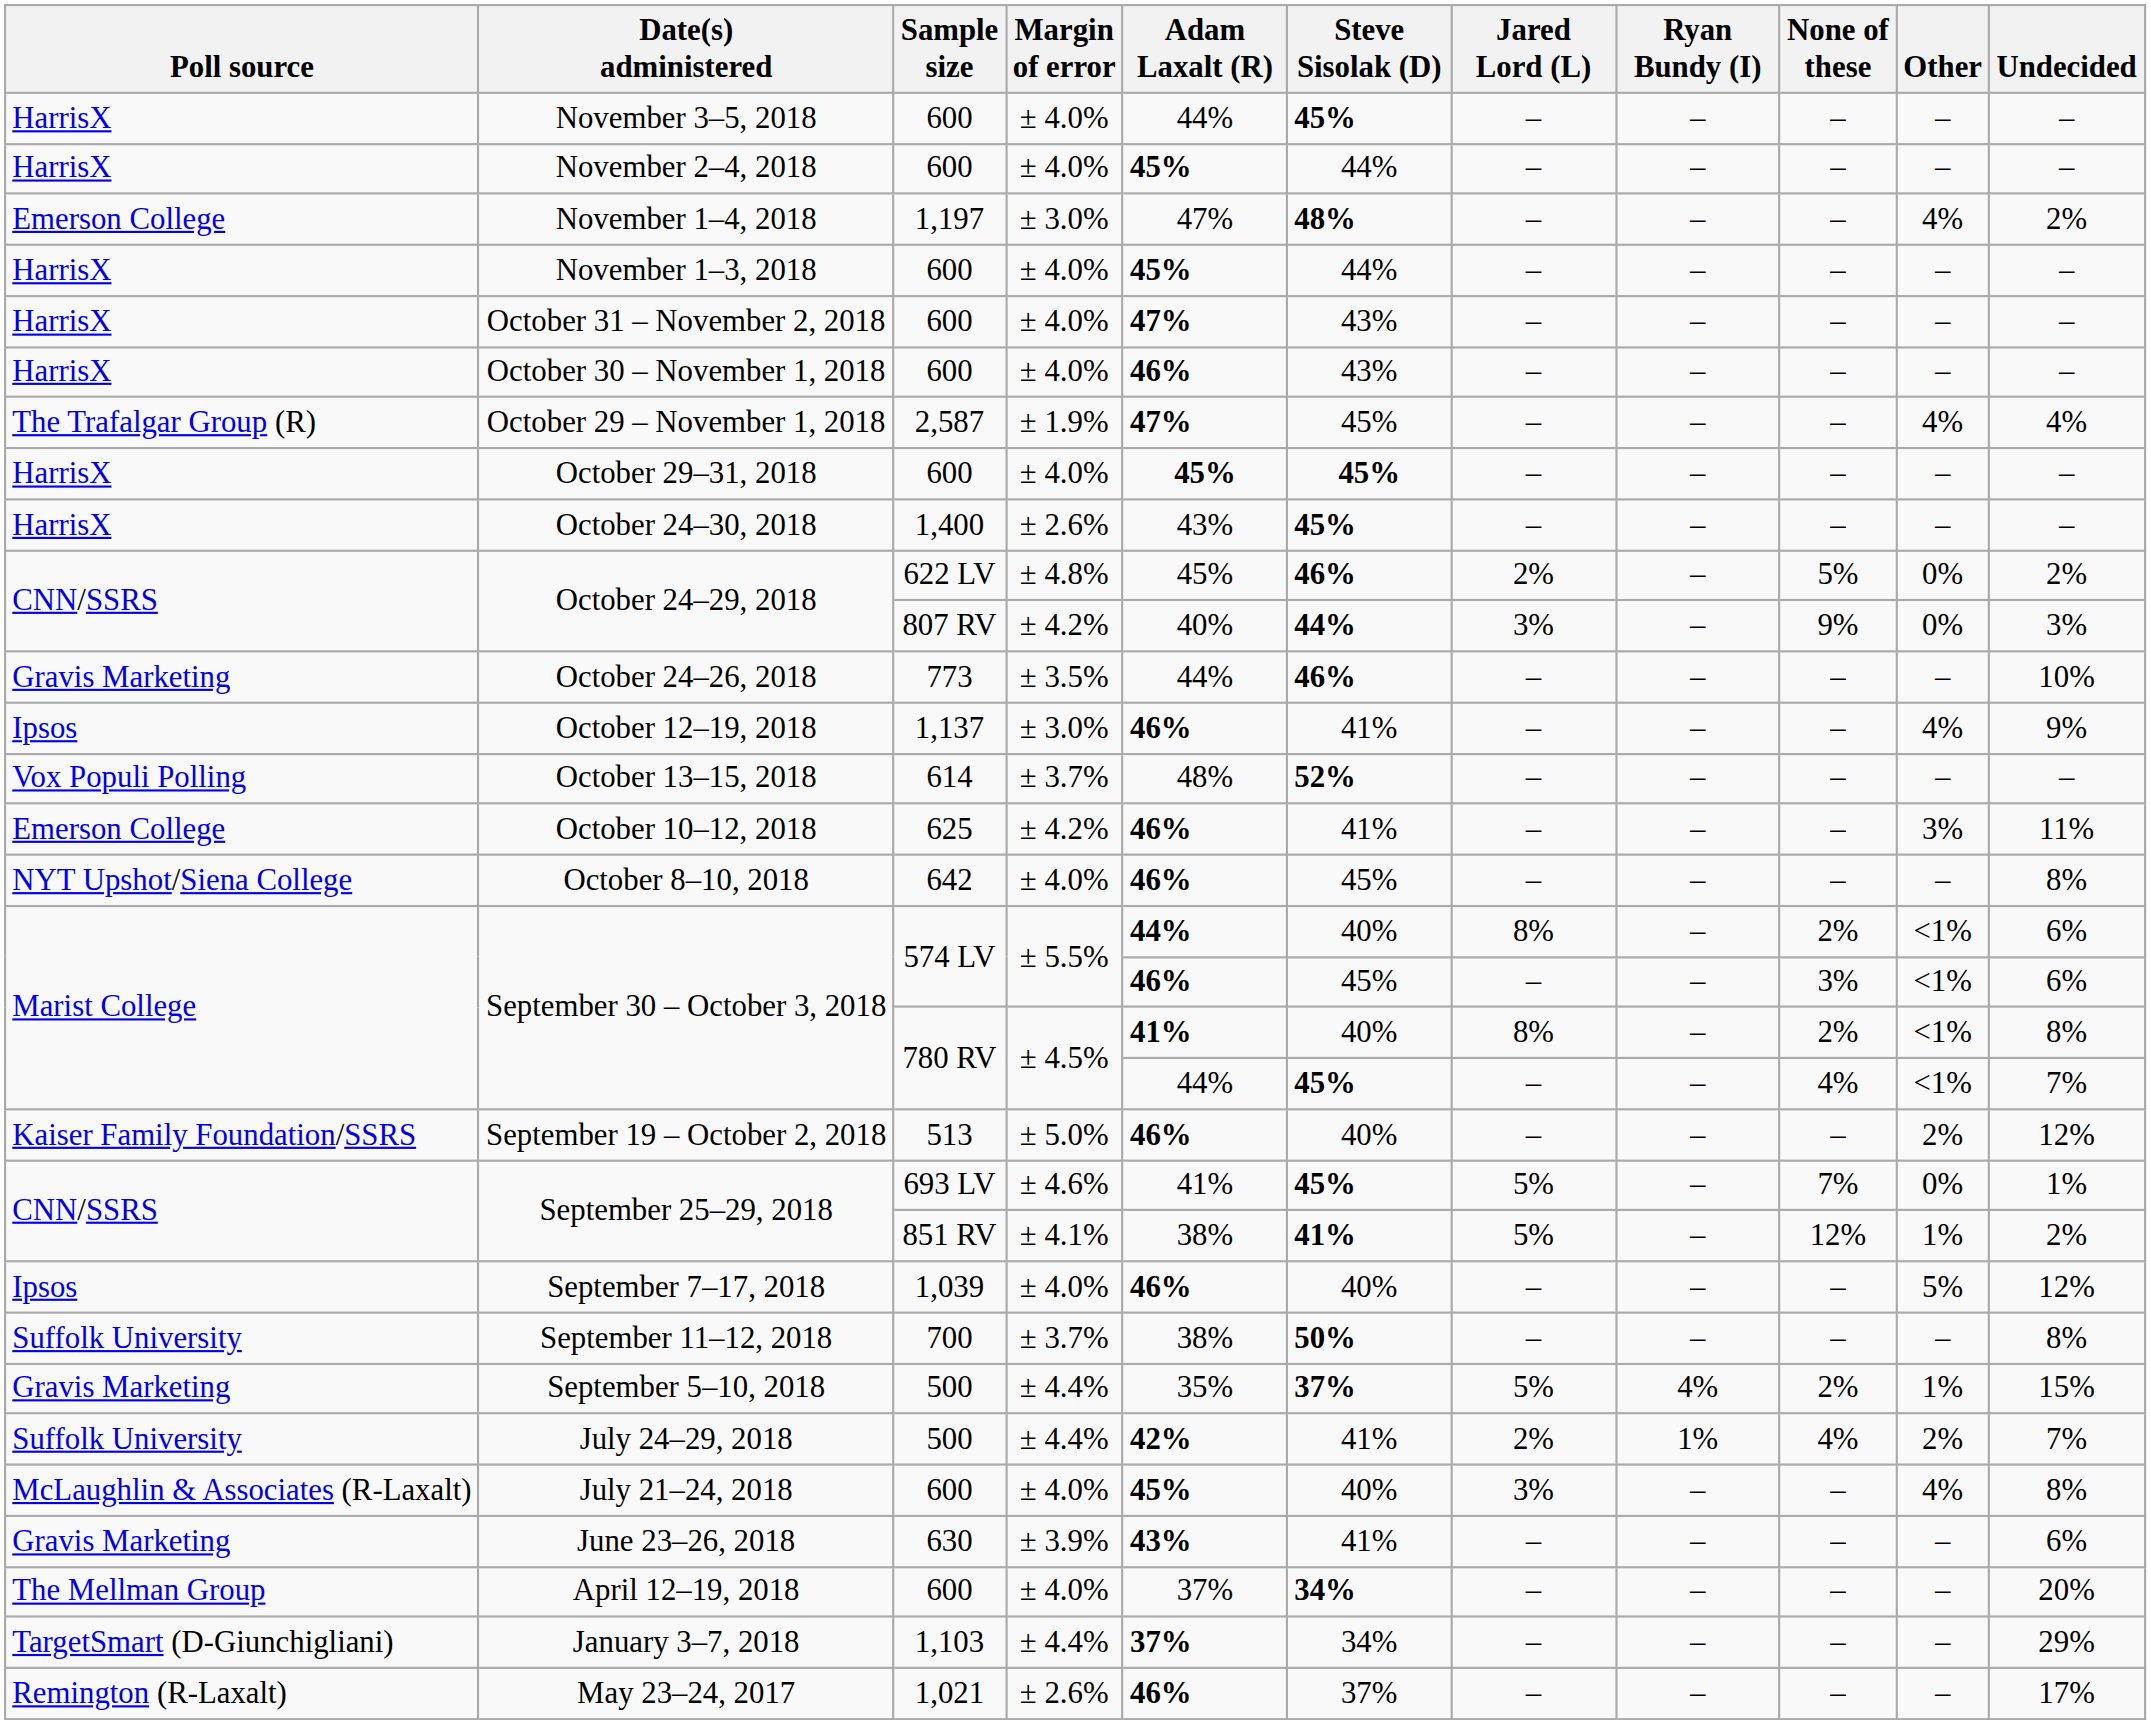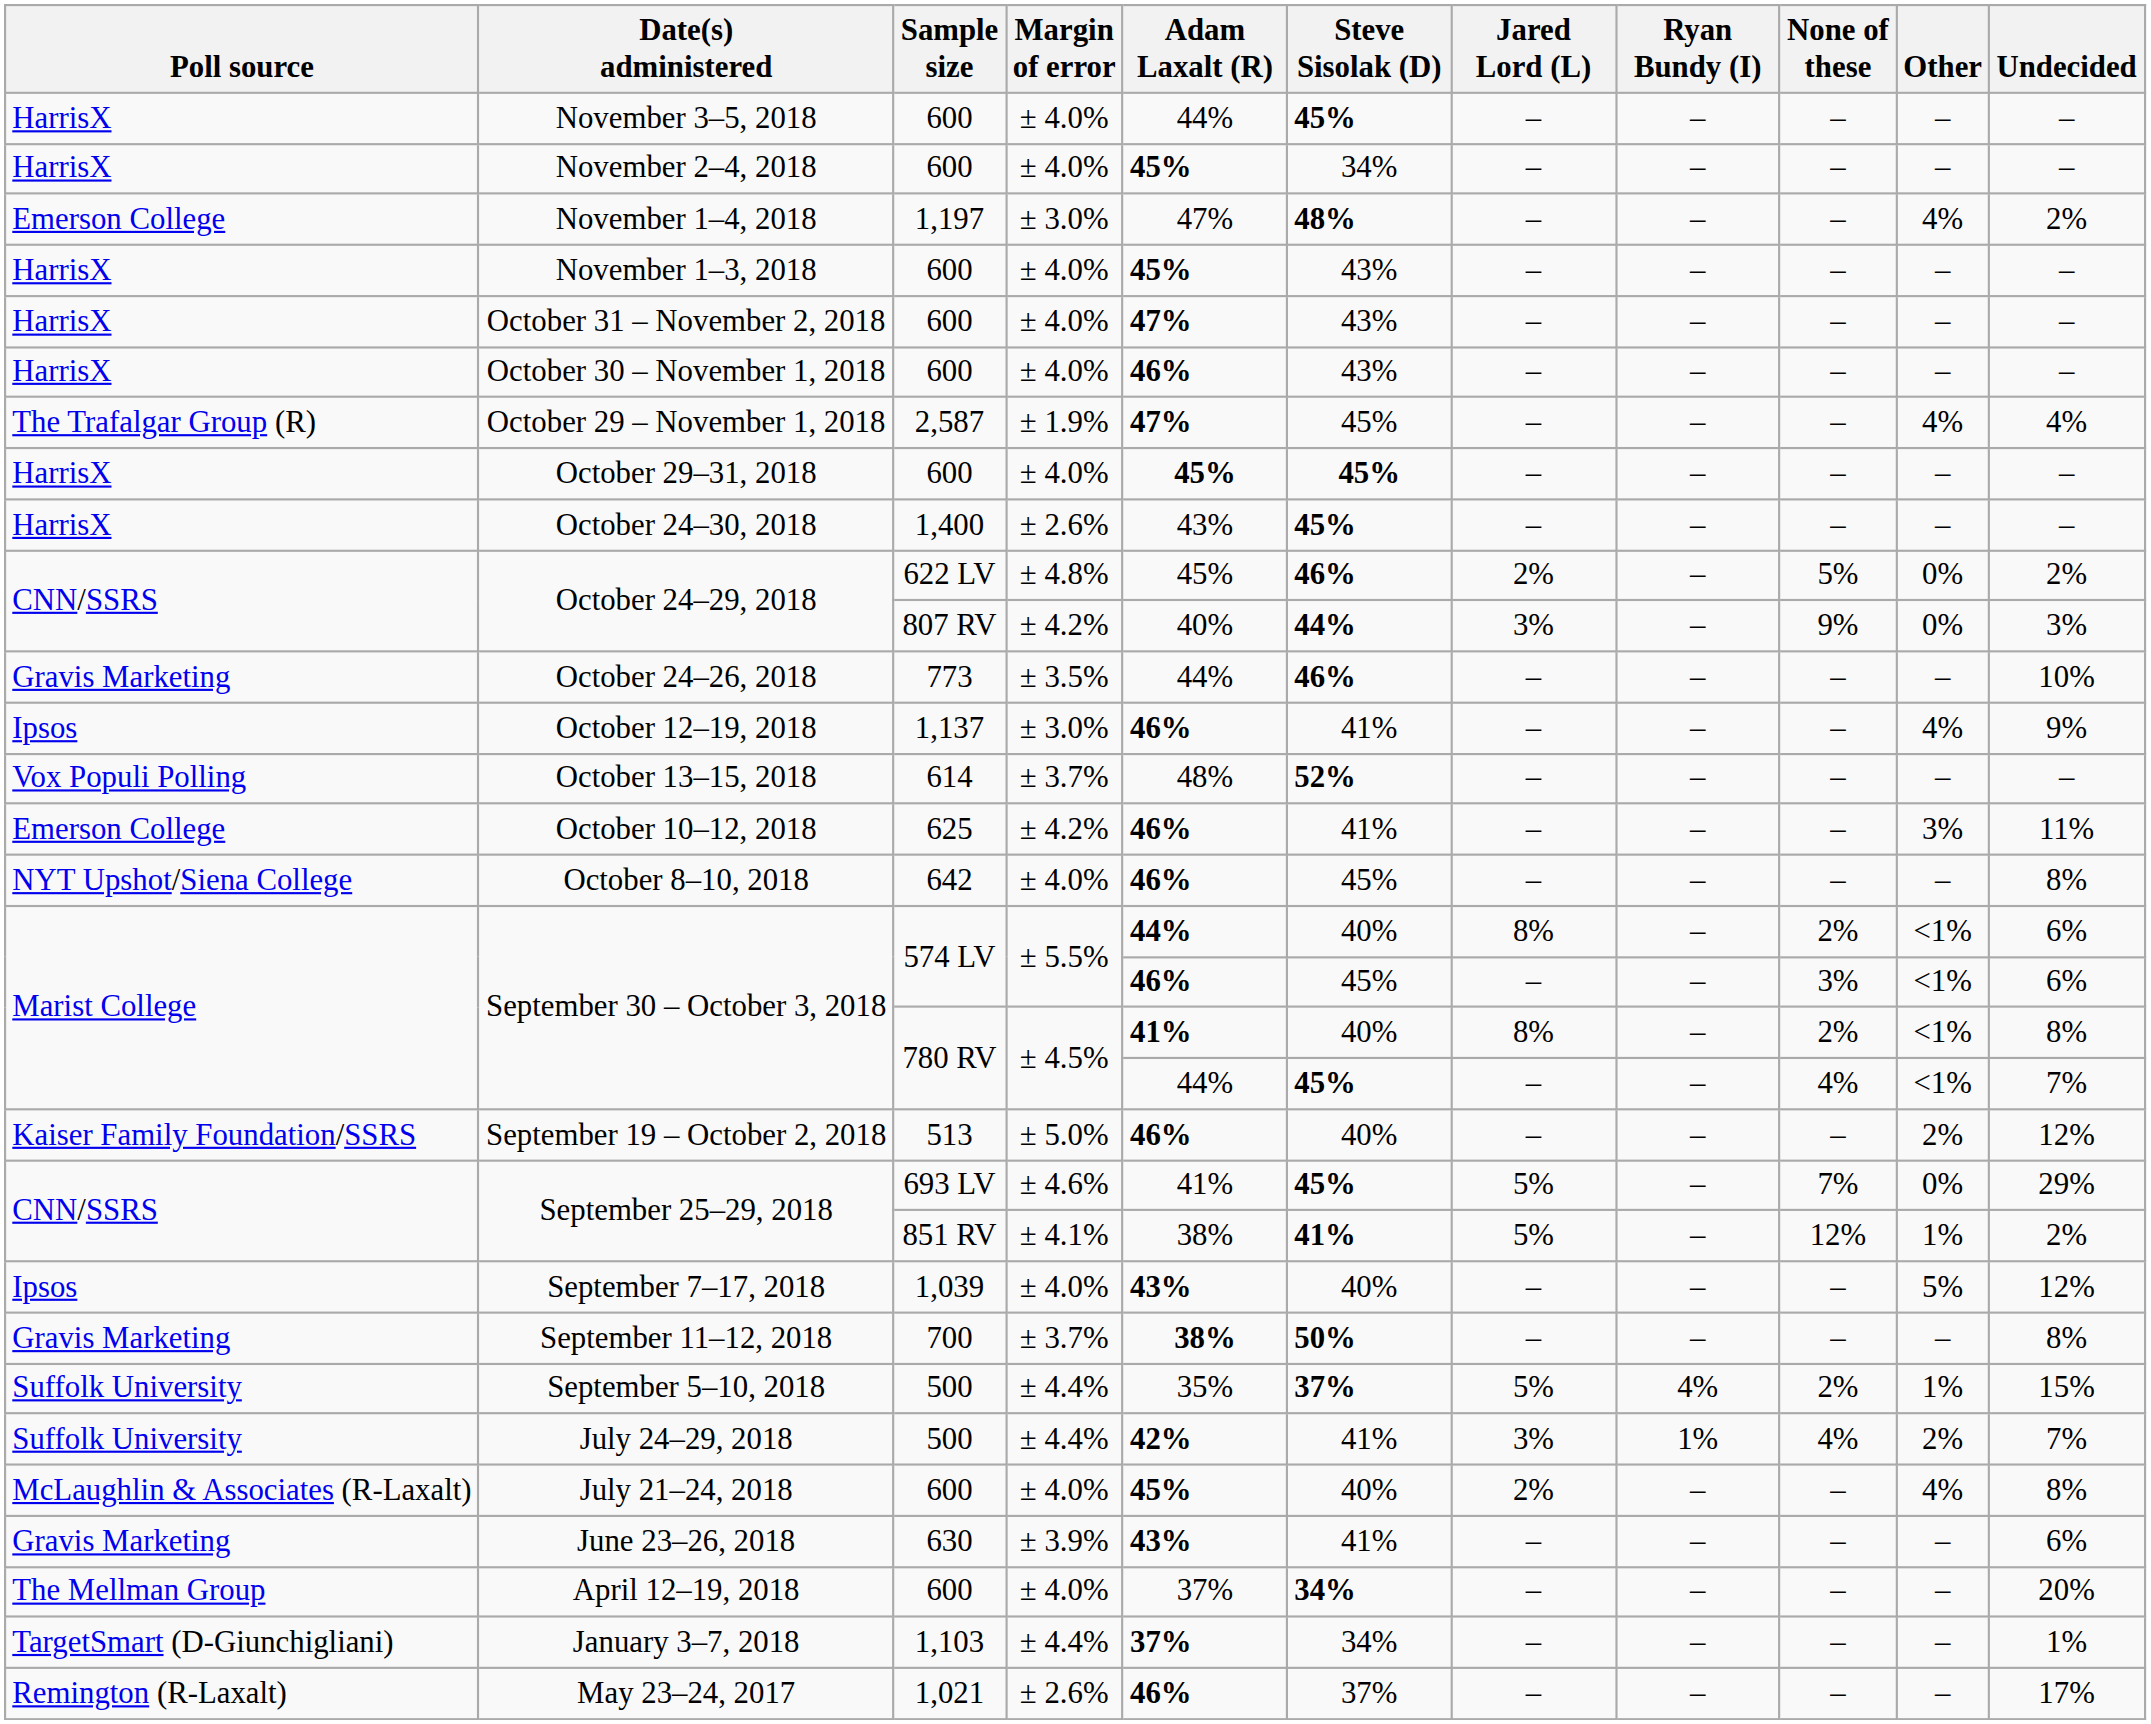(1369, 168) 44% -> (1369, 168) 34%
(1369, 269) 44% -> (1369, 269) 43%
(2067, 1184) 1% -> (2067, 1184) 29%
(1161, 1286) 46% -> (1161, 1286) 43%
(127, 1337) Suffolk University -> (121, 1337) Gravis Marketing
(1205, 1337) normal -> (1205, 1337) bold
(121, 1388) Gravis Marketing -> (127, 1388) Suffolk University
(1533, 1438) 2% -> (1533, 1438) 3%
(1533, 1489) 3% -> (1533, 1489) 2%
(2067, 1642) 29% -> (2067, 1642) 1%
